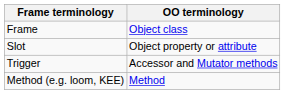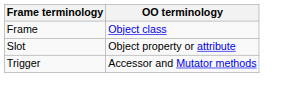- row: (65, 81)
